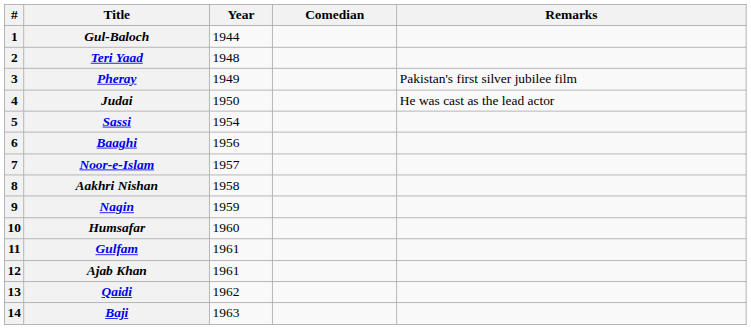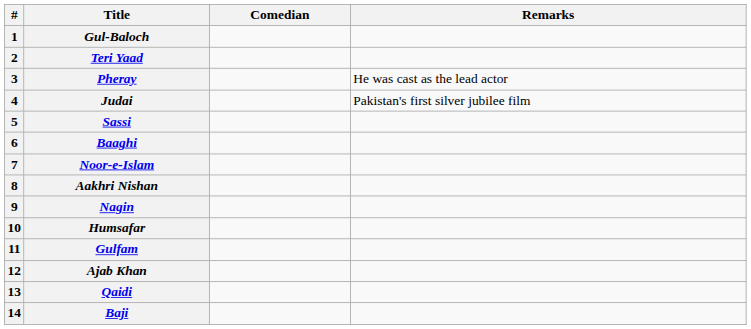- column: (241, 15)
(488, 79) Pakistan's first silver jubilee film -> (431, 79) He was cast as the lead actor
(477, 100) He was cast as the lead actor -> (442, 100) Pakistan's first silver jubilee film
